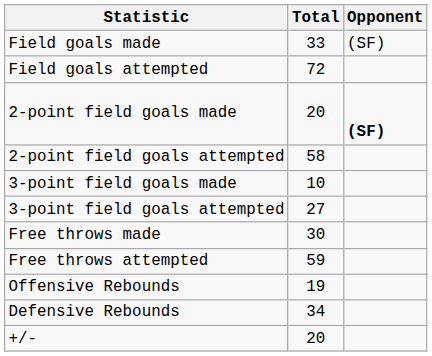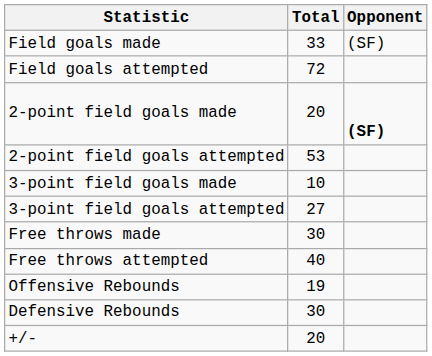(316, 158) 58 -> (316, 158) 53
(316, 261) 59 -> (316, 261) 40
(316, 313) 34 -> (316, 313) 30
